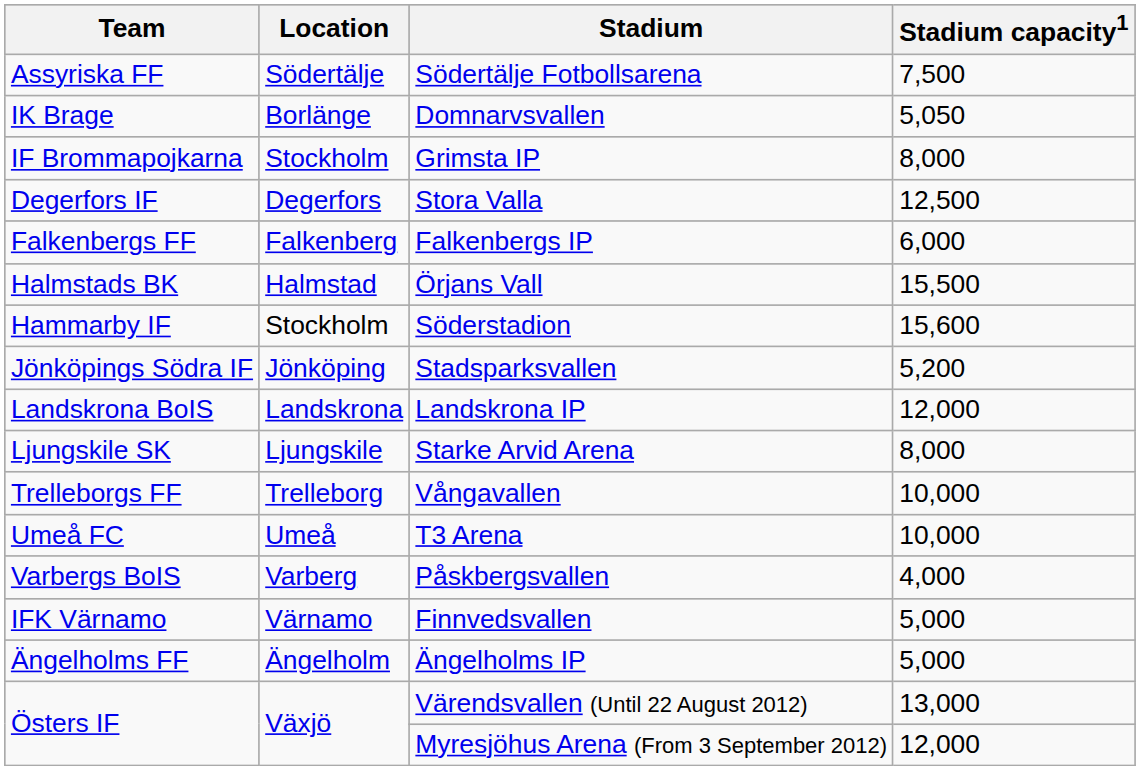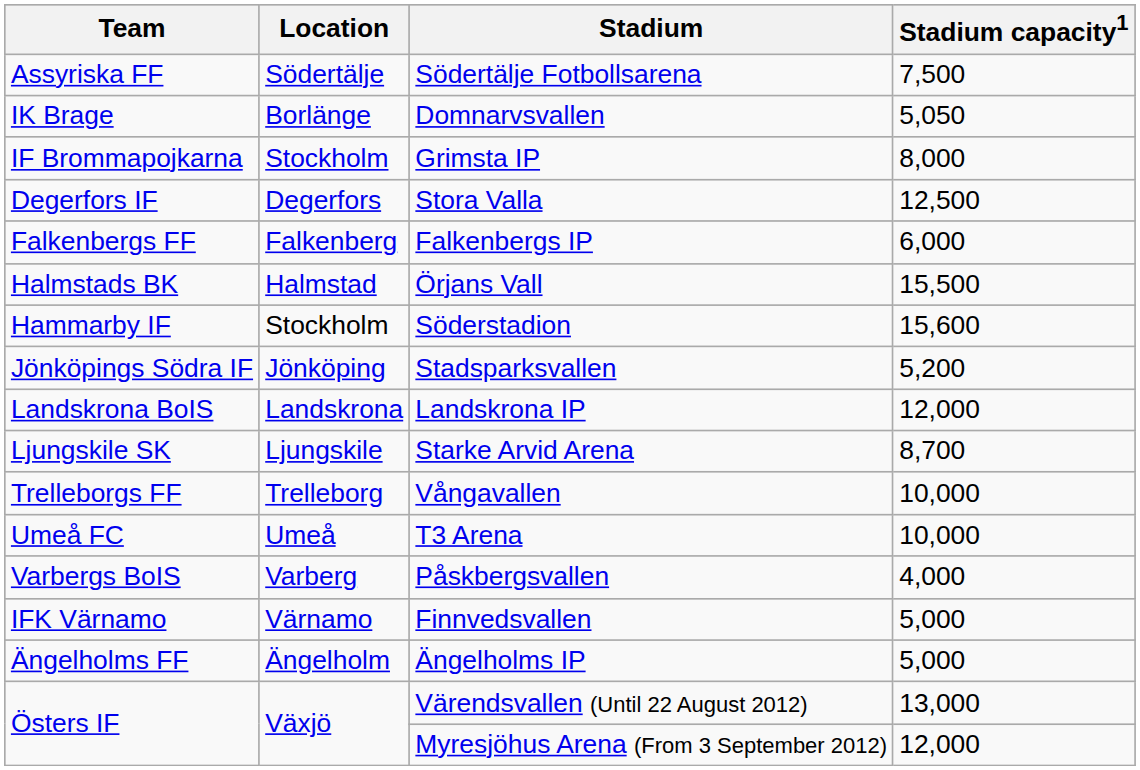(932, 451) 8,000 -> (932, 451) 8,700
